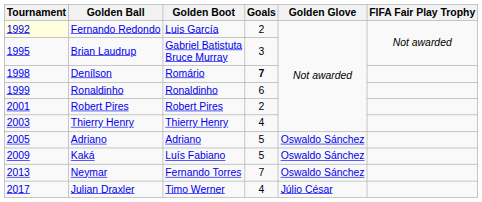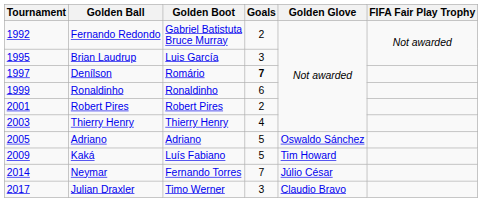(18, 29) lightyellow background -> (18, 35) no background
(192, 29) Luis García -> (204, 35) Gabriel Batistuta Bruce Murray
(204, 51) Gabriel Batistuta Bruce Murray -> (192, 57) Luis García
(18, 73) 1998 -> (18, 73) 1997
(323, 156) Oswaldo Sánchez -> (308, 156) Tim Howard
(18, 172) 2013 -> (18, 172) 2014
(323, 172) Oswaldo Sánchez -> (307, 172) Júlio César
(261, 189) 4 -> (261, 189) 3
(307, 189) Júlio César -> (313, 189) Claudio Bravo
